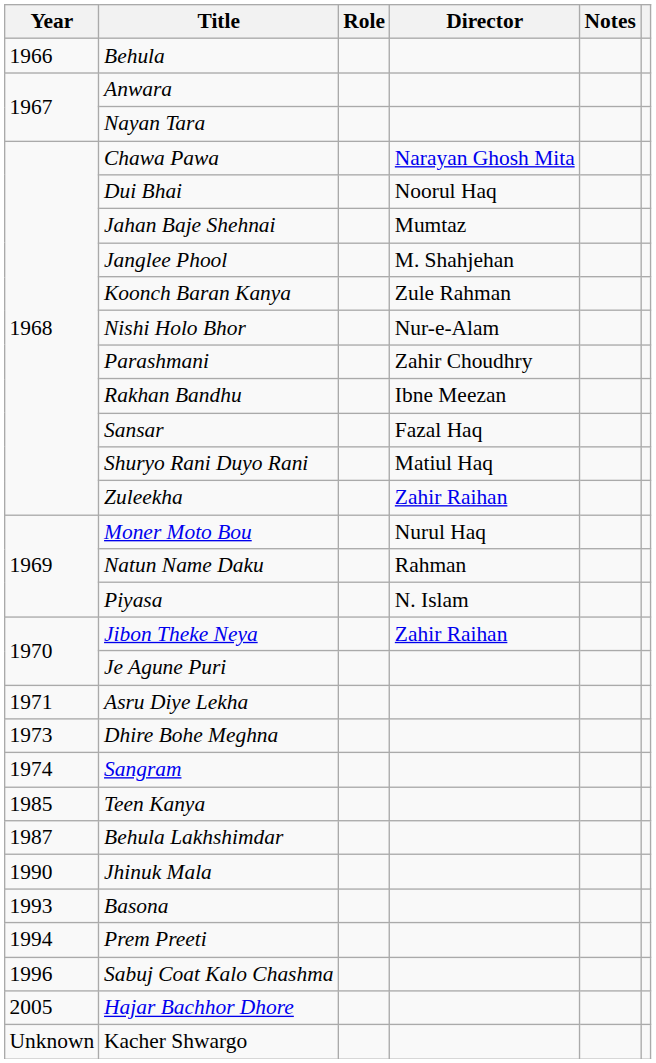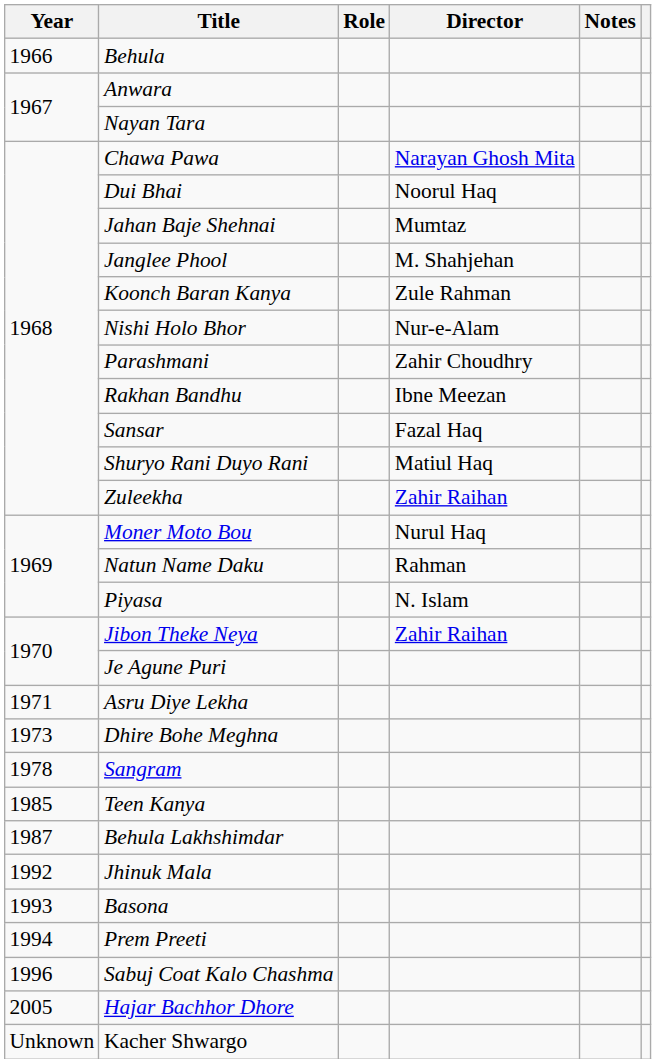(31, 769) 1974 -> (31, 769) 1978
(31, 871) 1990 -> (31, 871) 1992
